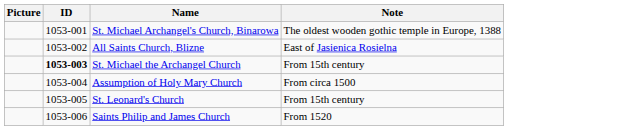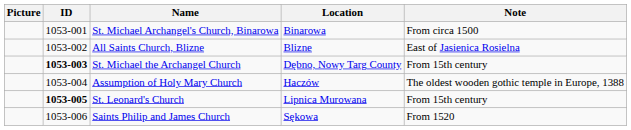+ column: (342, 13)
(392, 30) The oldest wooden gothic temple in Europe, 1388 -> (442, 30) From circa 1500
(319, 82) From circa 1500 -> (515, 82) The oldest wooden gothic temple in Europe, 1388
(66, 99) normal -> (66, 99) bold
